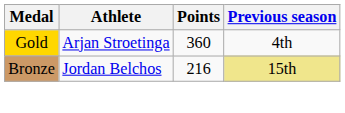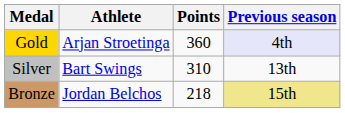(282, 42) no background -> (282, 42) lavender background
+ row: (32, 68)
(199, 68) 216 -> (199, 94) 218
